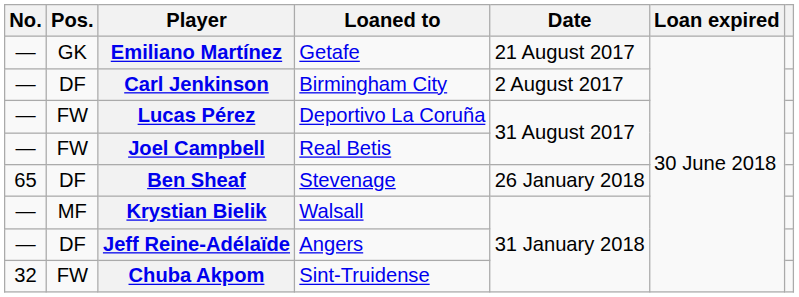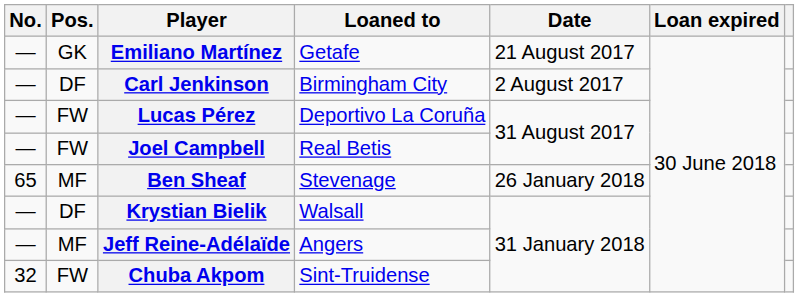(72, 180) DF -> (72, 180) MF
(72, 212) MF -> (72, 212) DF
(72, 244) DF -> (72, 244) MF
